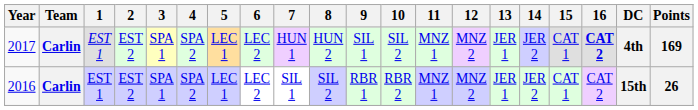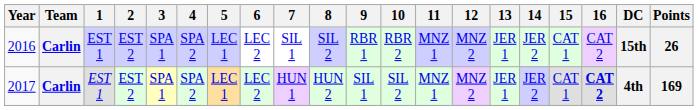rows swapped: (22, 85) <-> (22, 46)
